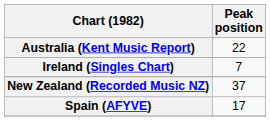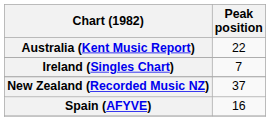(239, 106) 17 -> (239, 106) 16
